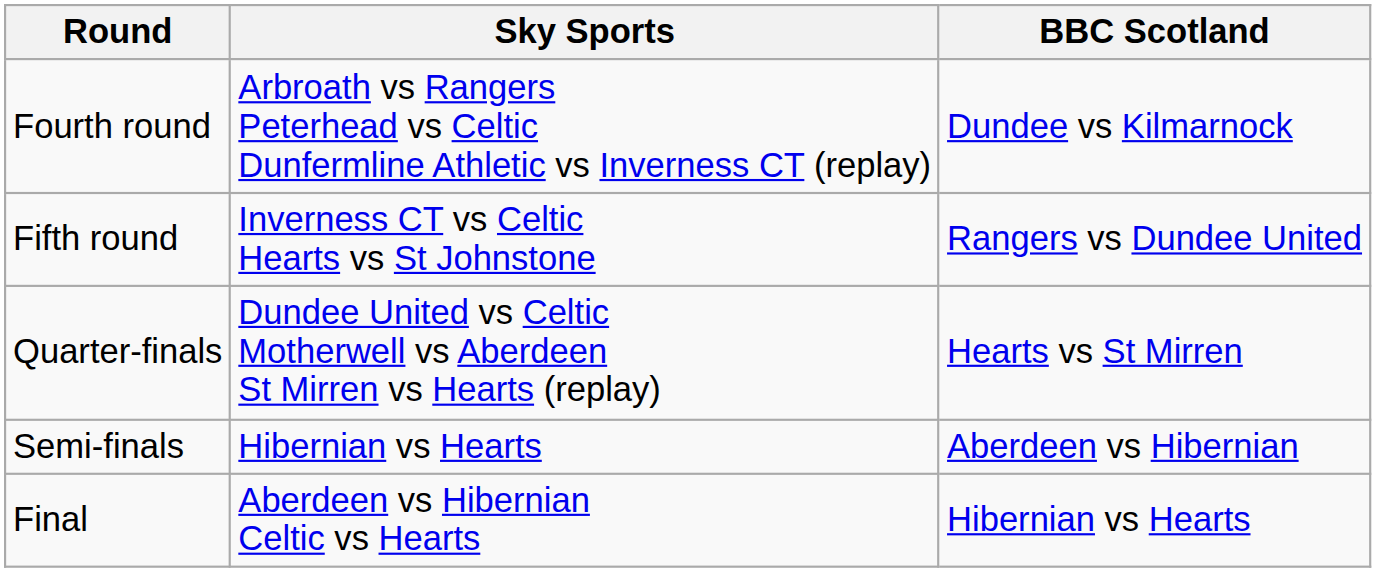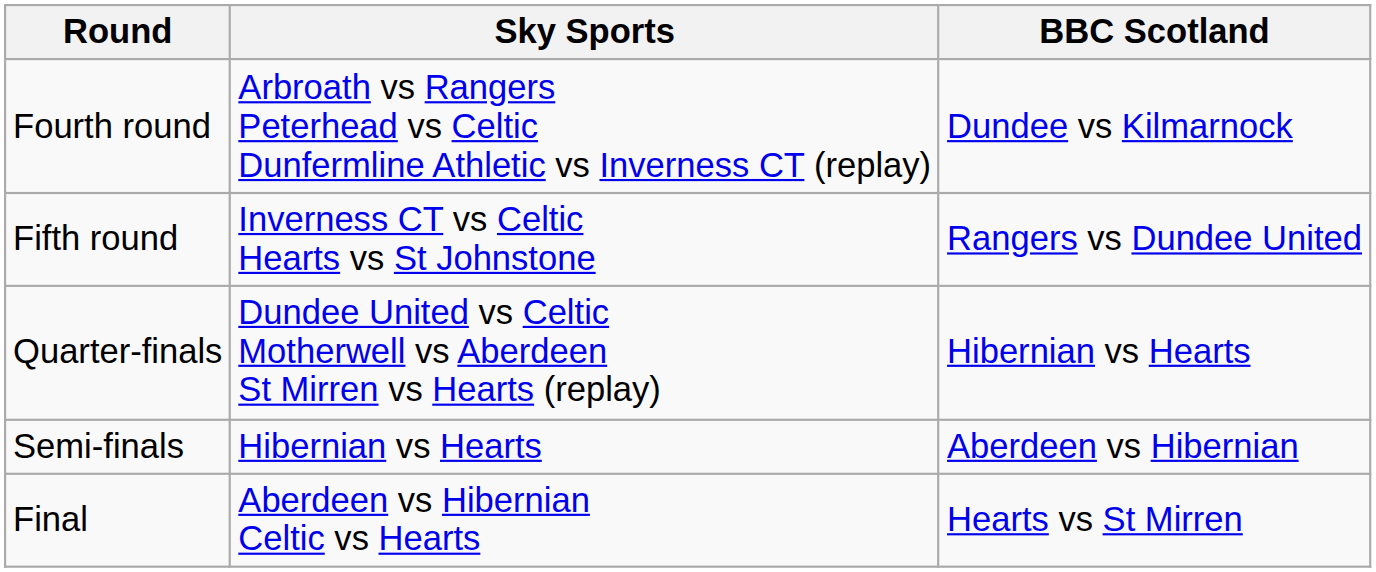(1095, 351) Hearts vs St Mirren -> (1099, 351) Hibernian vs Hearts
(1099, 519) Hibernian vs Hearts -> (1095, 519) Hearts vs St Mirren
